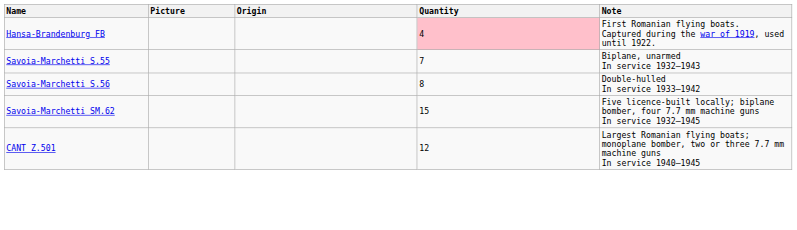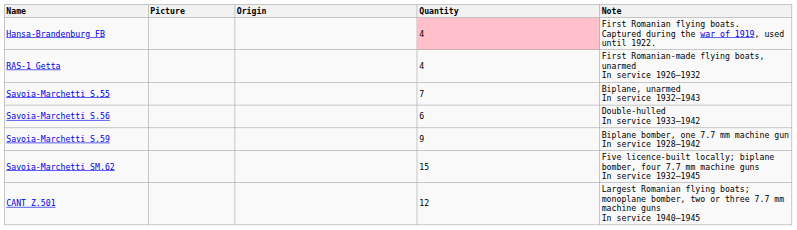+ row: (33, 66)
(422, 84) 8 -> (422, 116) 6
+ row: (58, 139)
